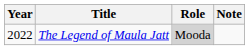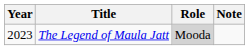(20, 34) 2022 -> (20, 34) 2023
